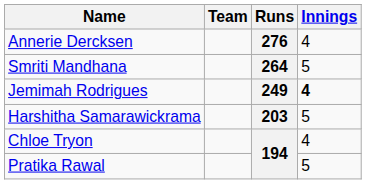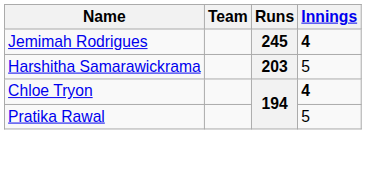- row: (70, 41)
- row: (67, 66)
(275, 91) 249 -> (275, 41) 245
(306, 141) normal -> (306, 91) bold
